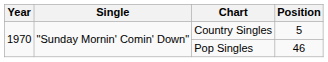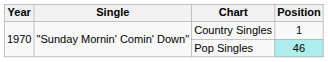(299, 30) 5 -> (299, 30) 1
(299, 48) no background -> (299, 48) paleturquoise background
